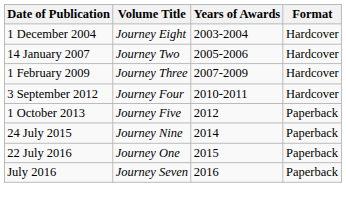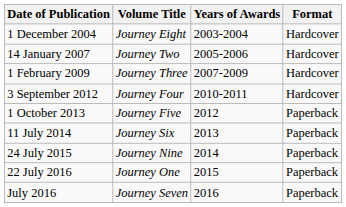+ row: (39, 133)
